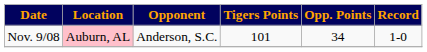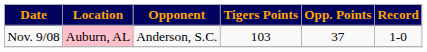(261, 36) 101 -> (261, 36) 103
(338, 36) 34 -> (338, 36) 37
